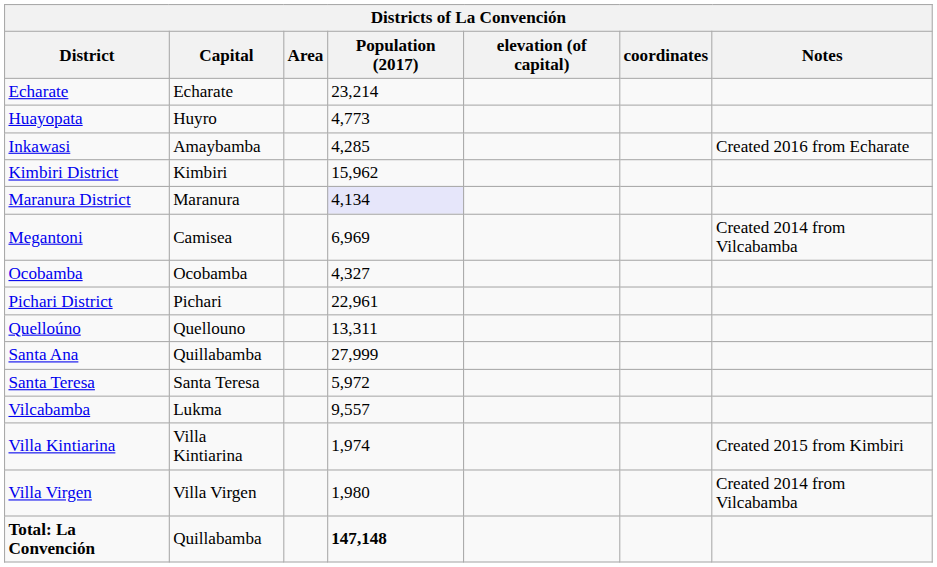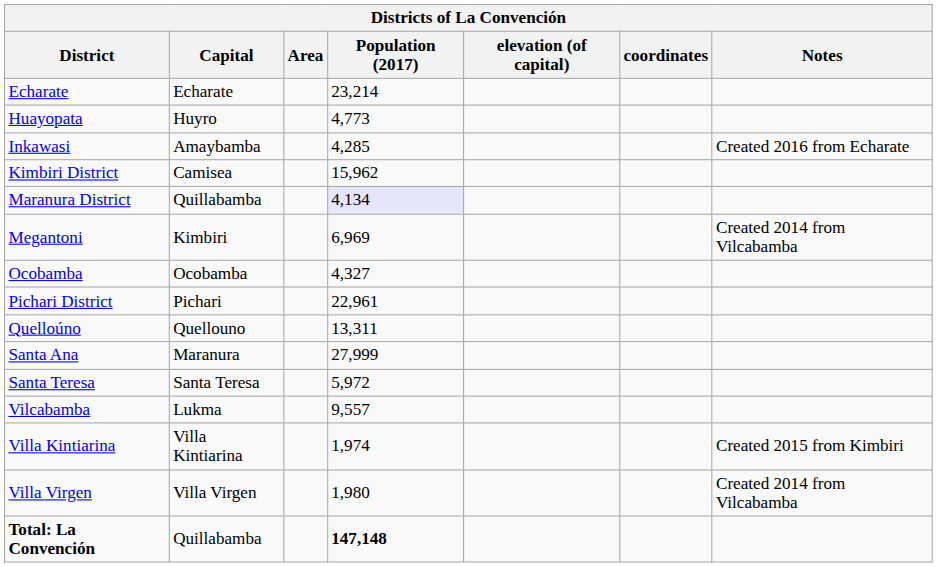(200, 173) Kimbiri -> (203, 173) Camisea
(206, 200) Maranura -> (217, 200) Quillabamba
(203, 237) Camisea -> (200, 237) Kimbiri
(217, 355) Quillabamba -> (206, 355) Maranura
